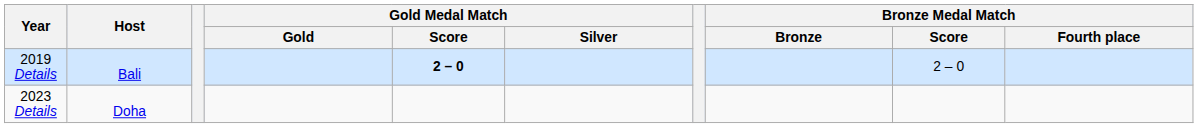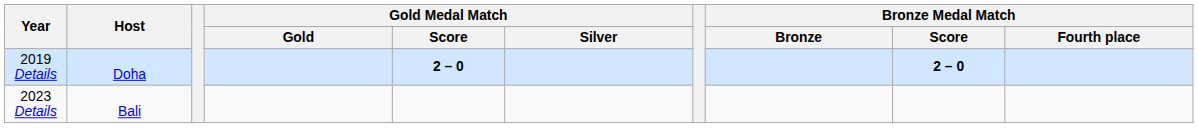(130, 75) Bali -> (130, 75) Doha
(949, 67) normal -> (949, 67) bold
(130, 112) Doha -> (130, 112) Bali
